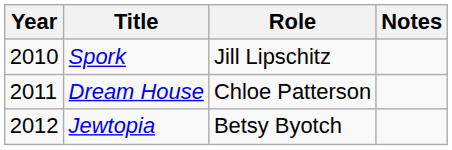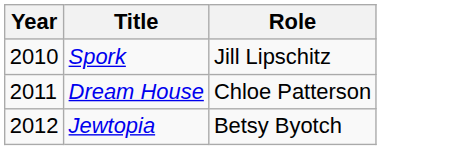- column: (412, 21)
